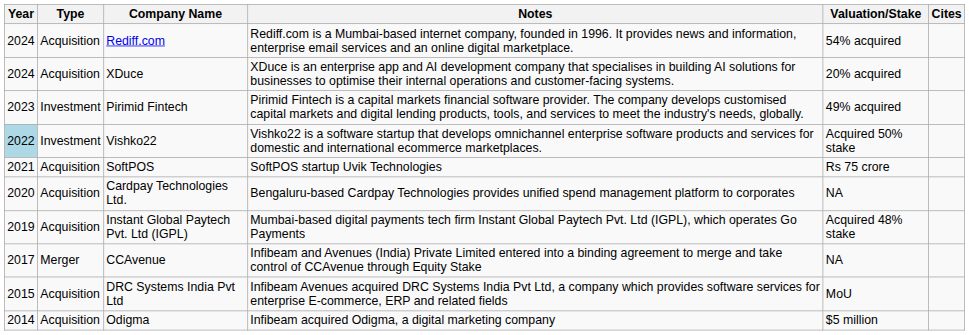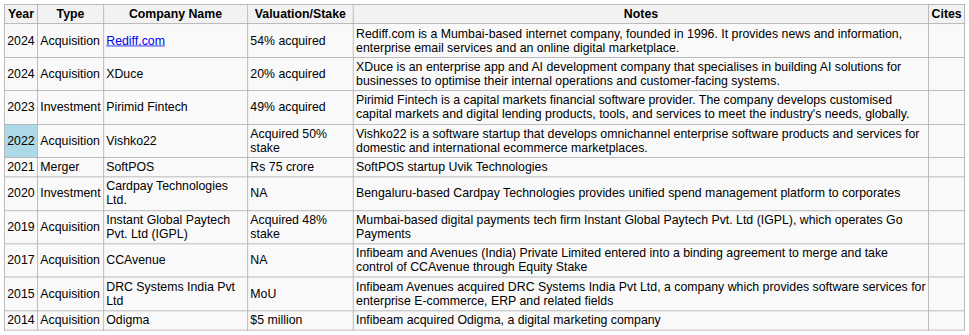columns swapped: (535, 14) <-> (876, 14)
(70, 140) Investment -> (70, 140) Acquisition
(70, 167) Acquisition -> (60, 167) Merger
(70, 193) Acquisition -> (70, 193) Investment
(60, 260) Merger -> (70, 260) Acquisition
